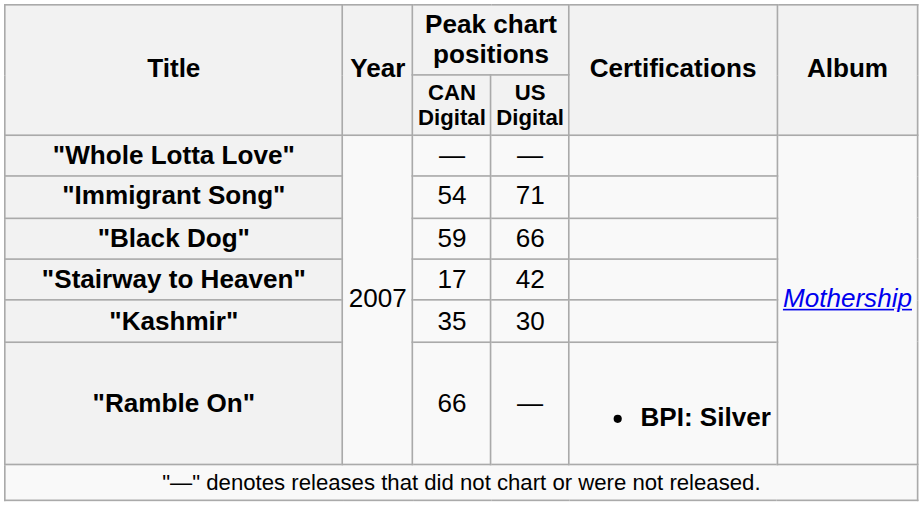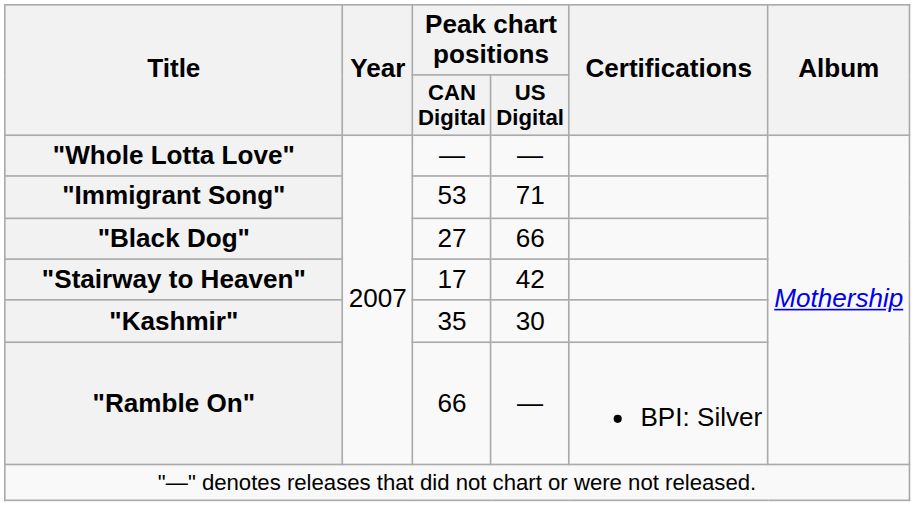(452, 196) 54 -> (452, 196) 53
(452, 237) 59 -> (452, 237) 27
(673, 418) bold -> (669, 418) normal
